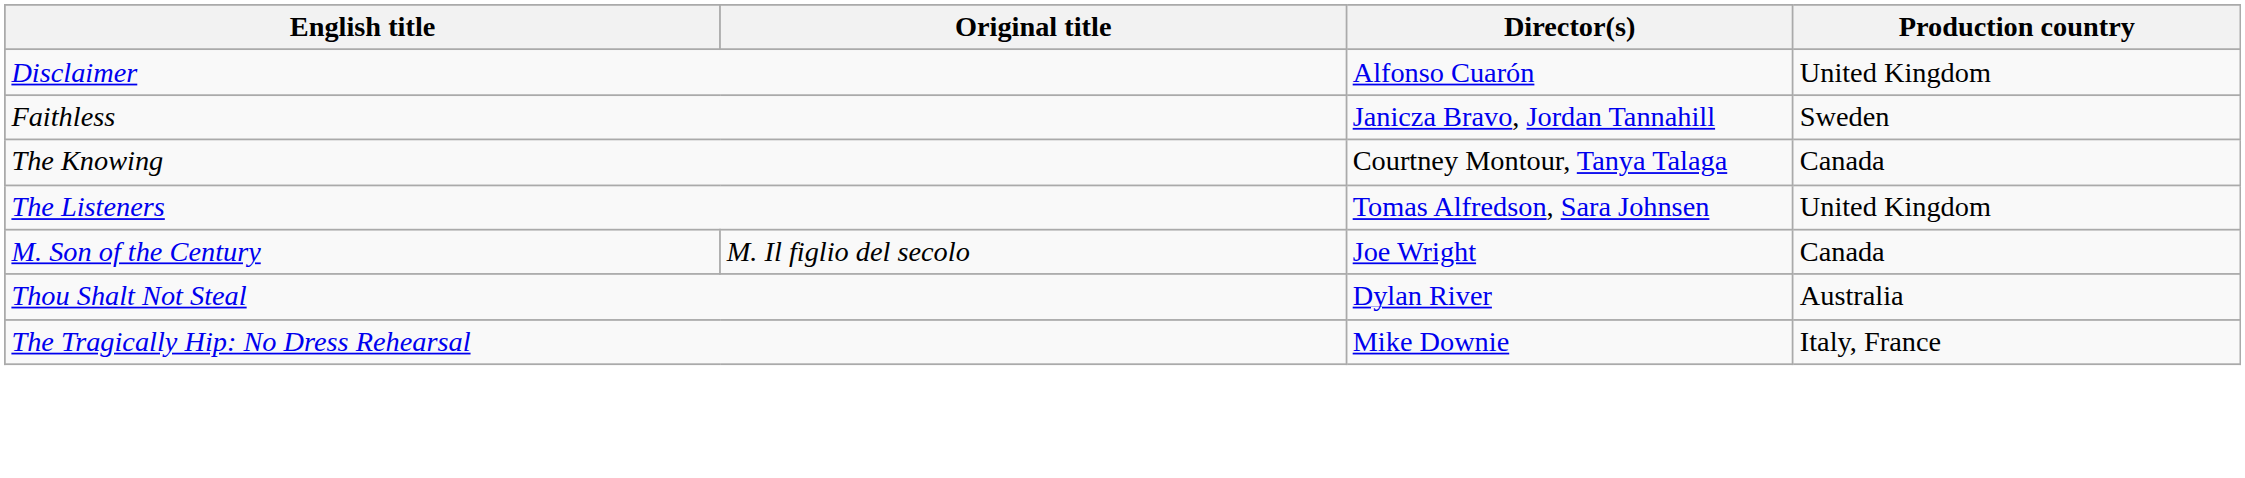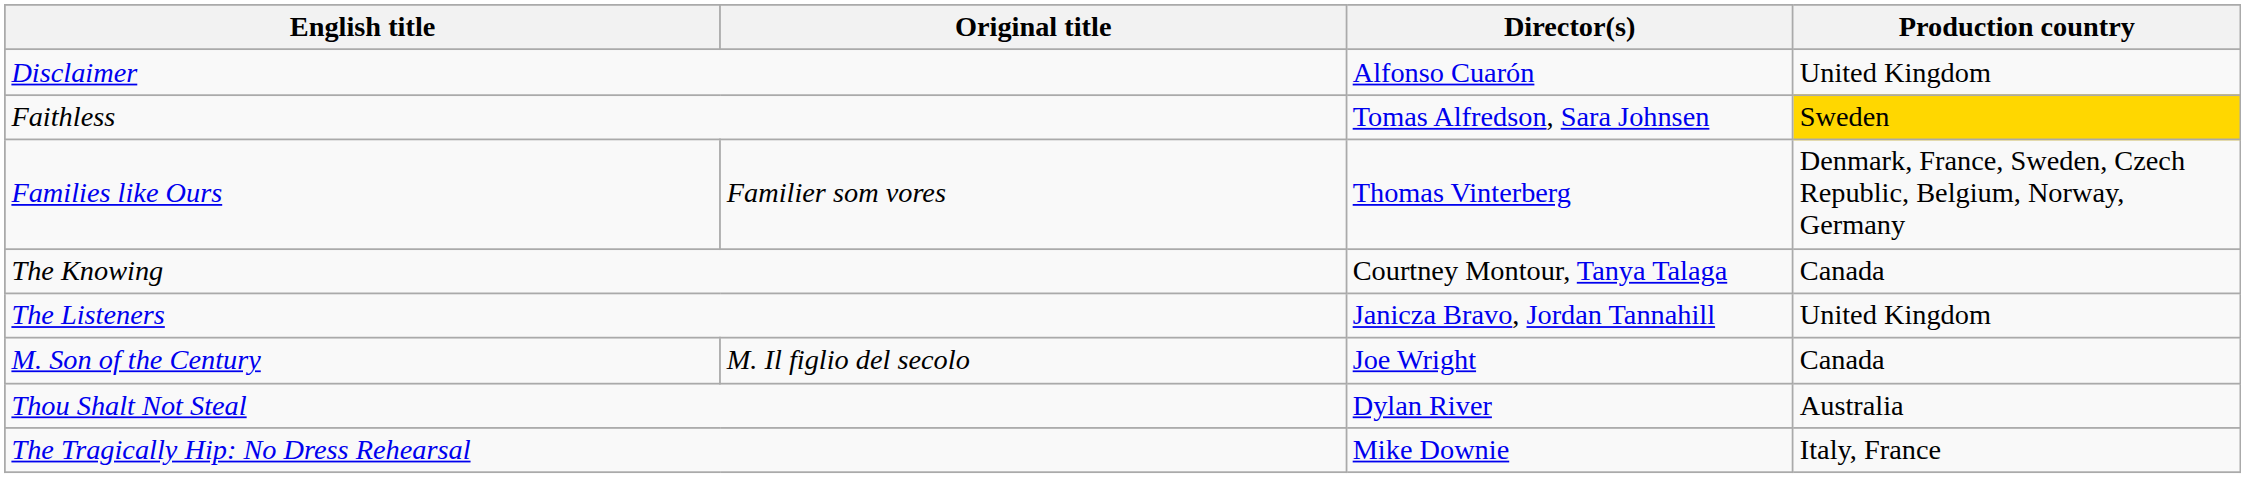(1534, 116) Janicza Bravo, Jordan Tannahill -> (1531, 116) Tomas Alfredson, Sara Johnsen
(1845, 116) no background -> (1845, 116) gold background
+ row: (117, 193)
(1531, 206) Tomas Alfredson, Sara Johnsen -> (1534, 315) Janicza Bravo, Jordan Tannahill
